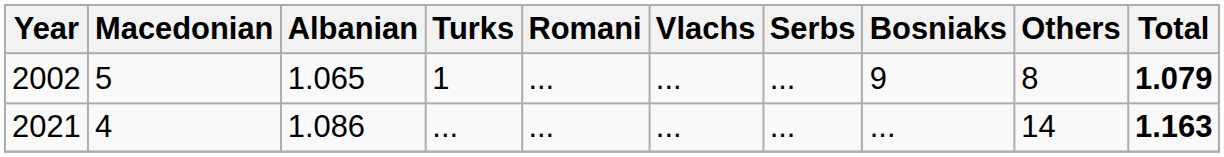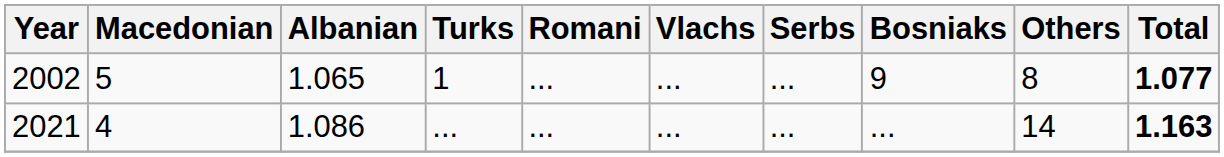(1174, 77) 1.079 -> (1174, 77) 1.077
